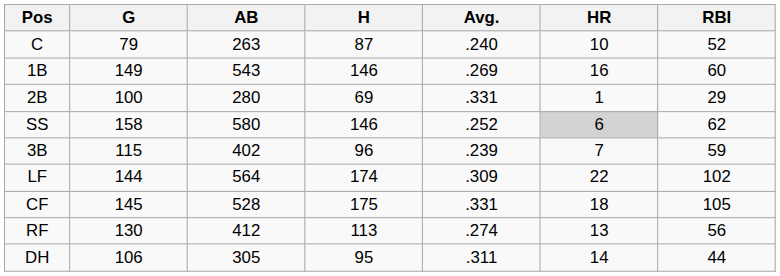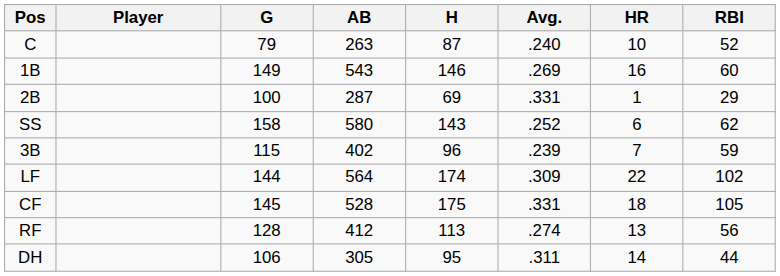+ column: (138, 17)
(246, 97) 280 -> (359, 97) 287
(364, 124) 146 -> (452, 124) 143
(599, 124) lightgrey background -> (637, 124) no background
(129, 230) 130 -> (267, 230) 128
